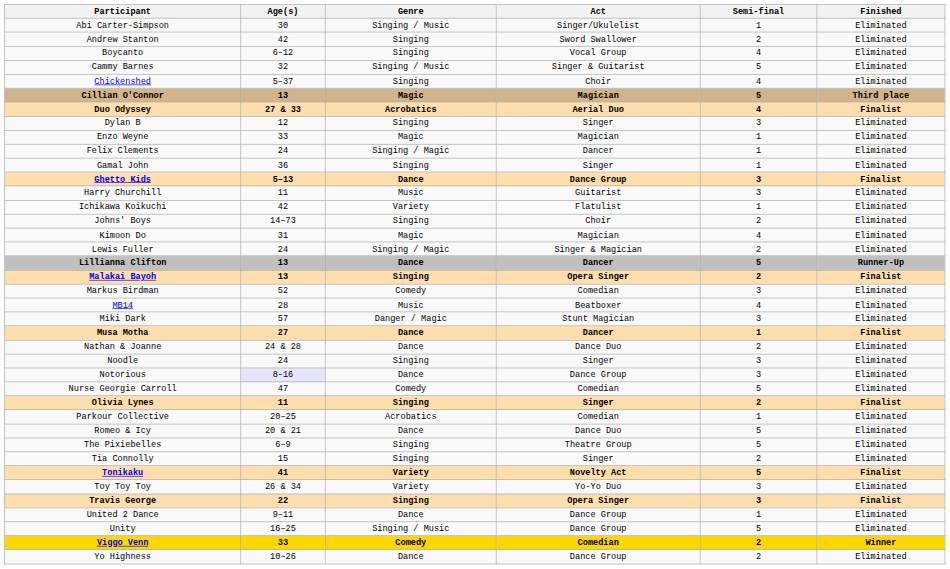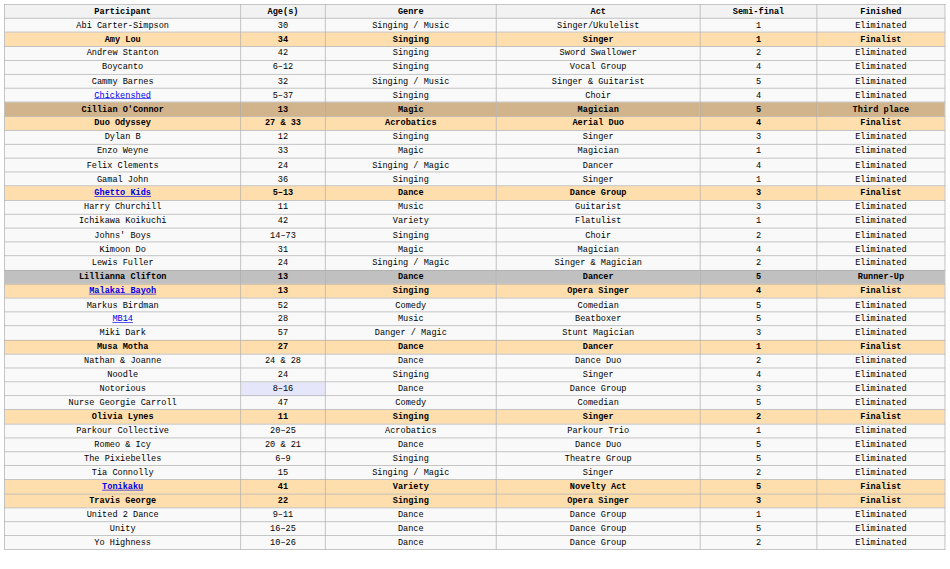+ row: (123, 39)
(759, 151) 1 -> (759, 165) 4
(759, 277) 2 -> (759, 291) 4
(759, 291) 3 -> (759, 305) 5
(759, 305) 4 -> (759, 319) 5
(759, 361) 3 -> (759, 375) 4
(598, 417) Comedian -> (598, 431) Parkour Trio
(411, 459) Singing -> (411, 473) Singing / Magic
- row: (123, 487)
(411, 529) Singing / Music -> (411, 529) Dance
- row: (123, 543)
